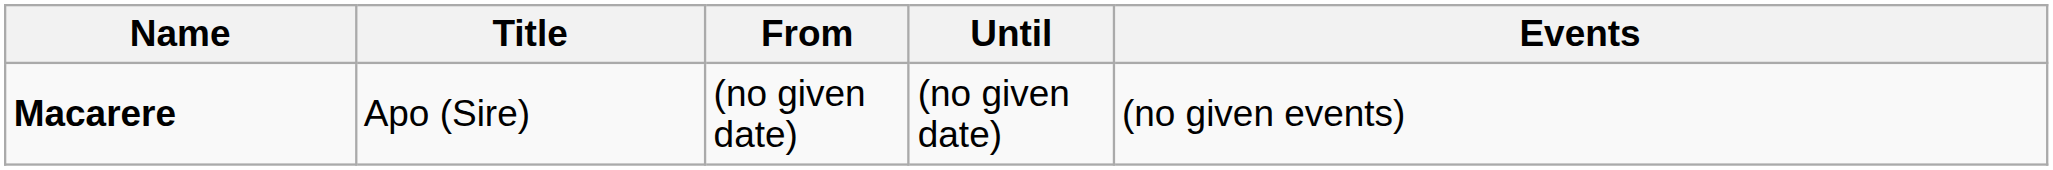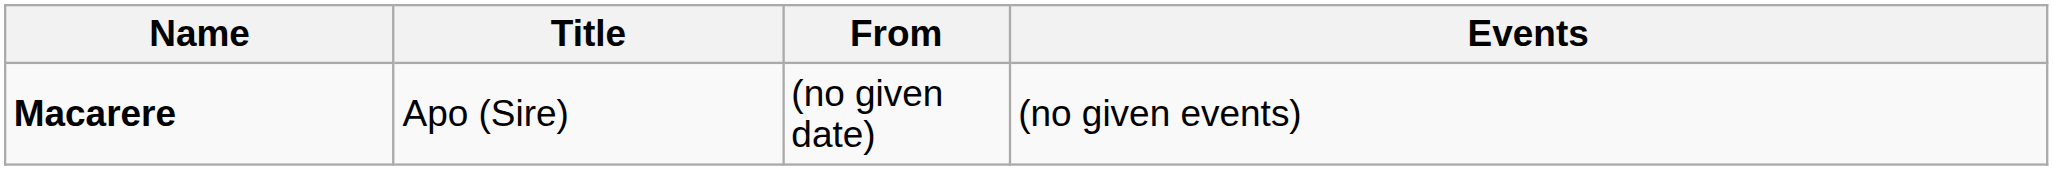- column: (1011, 33)
